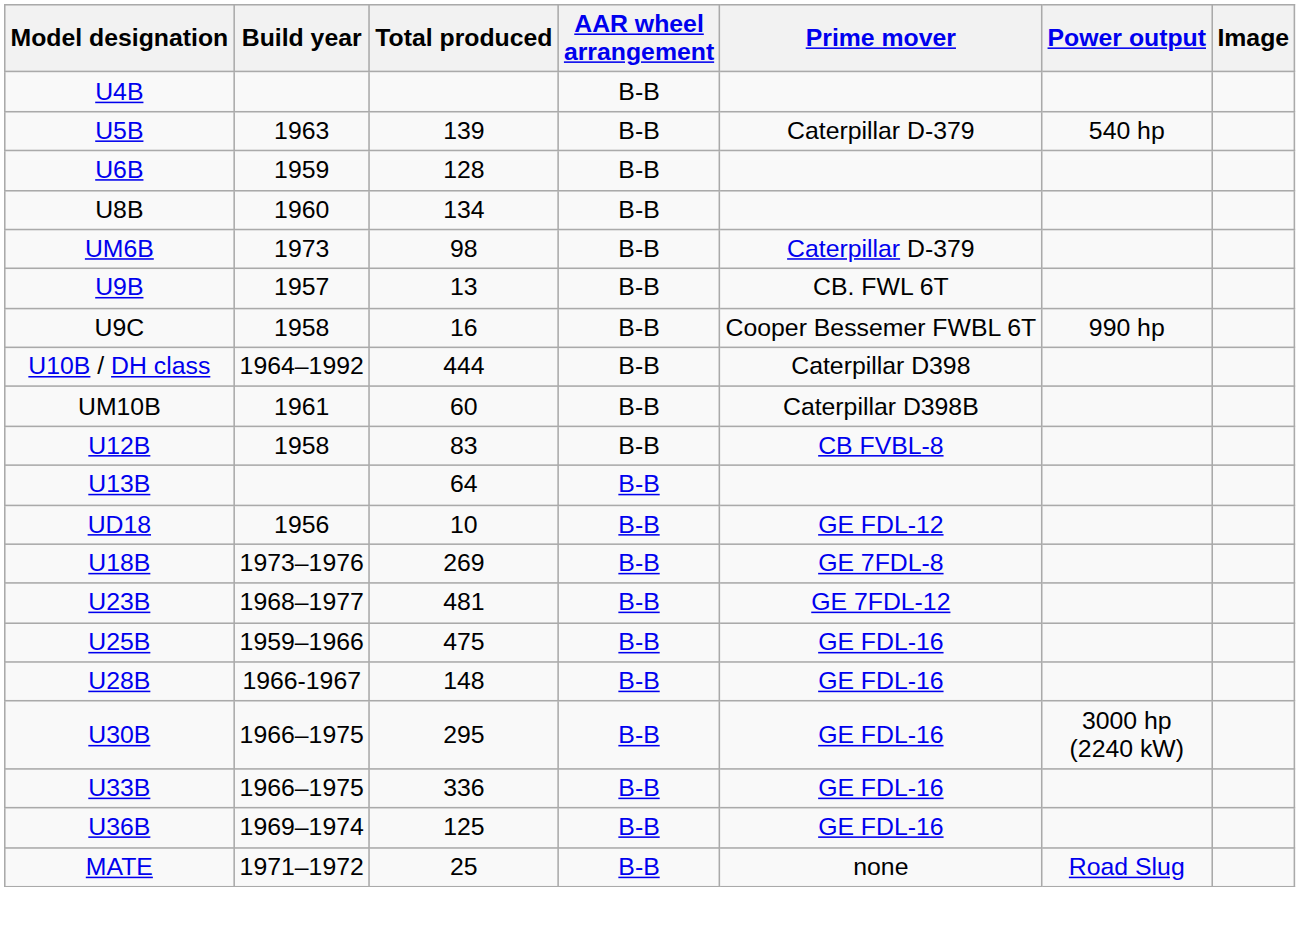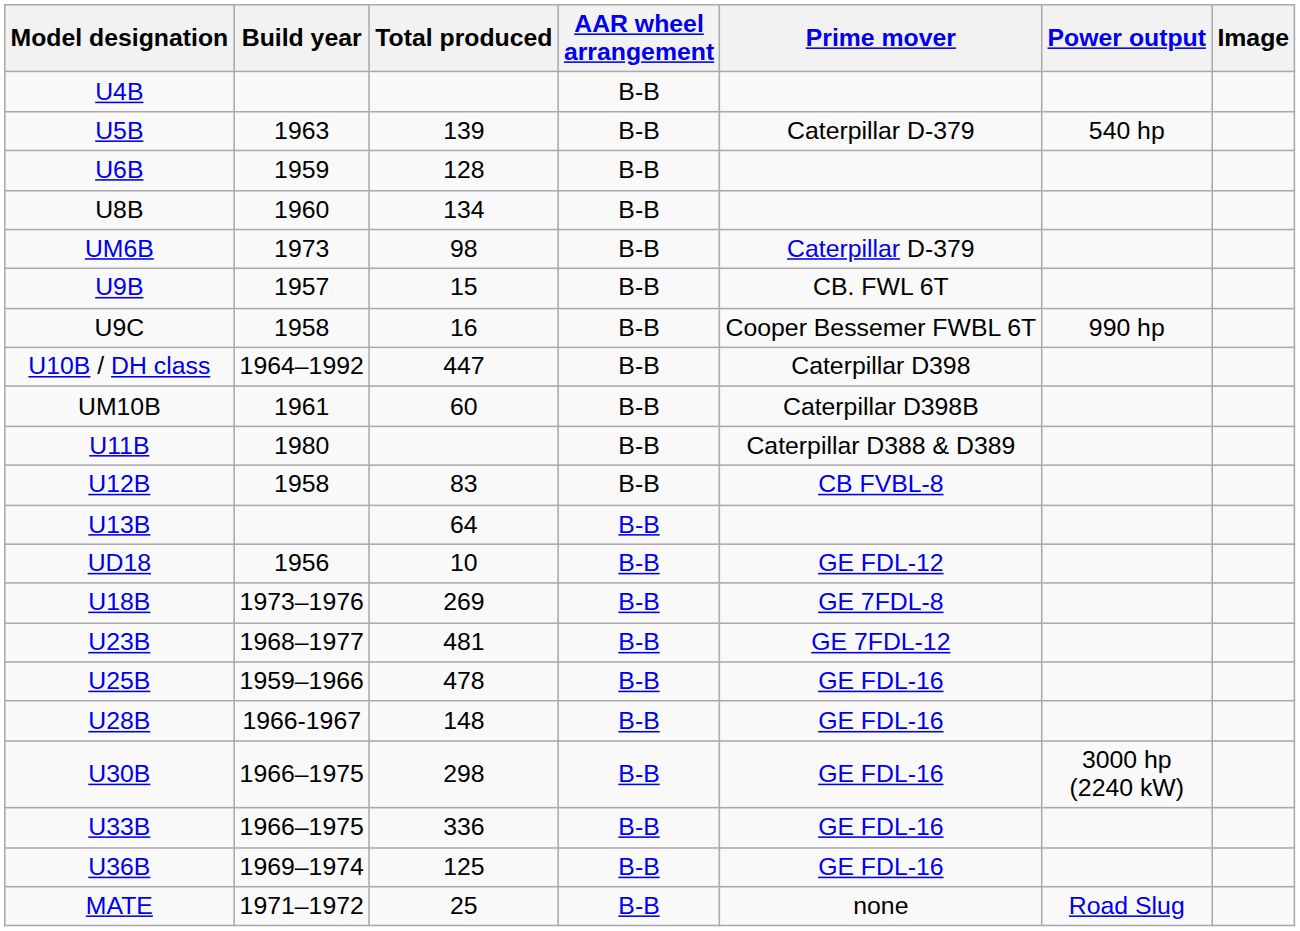(464, 288) 13 -> (464, 288) 15
(464, 366) 444 -> (464, 366) 447
+ row: (119, 445)
(464, 642) 475 -> (464, 681) 478
(464, 734) 295 -> (464, 773) 298
